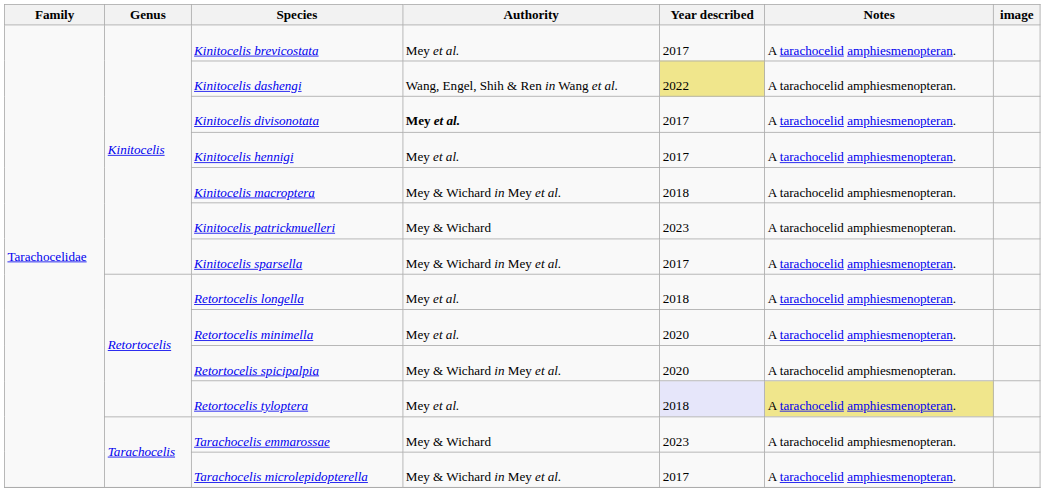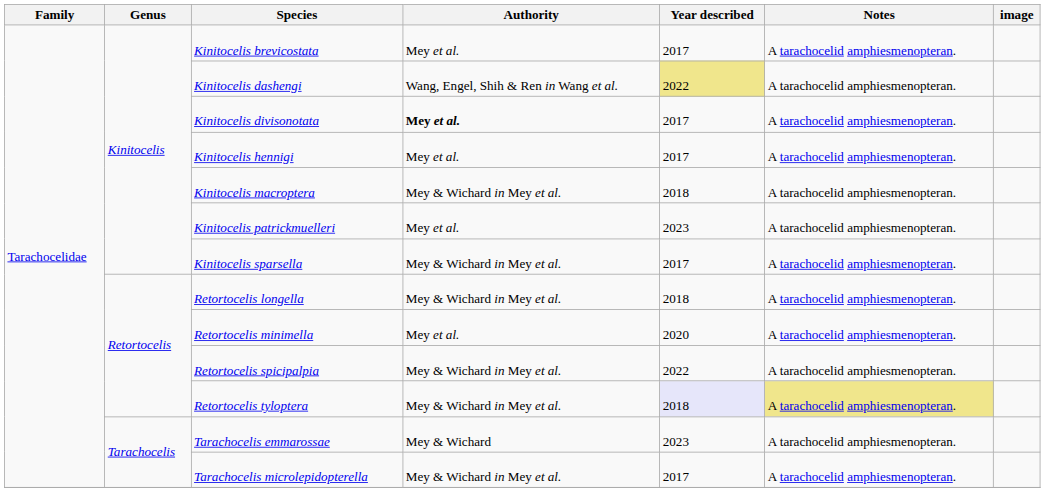(448, 228) Mey & Wichard -> (433, 228) Mey et al.
(433, 299) Mey et al. -> (484, 299) Mey & Wichard in Mey et al.
(676, 370) 2020 -> (676, 370) 2022
(433, 406) Mey et al. -> (484, 406) Mey & Wichard in Mey et al.
